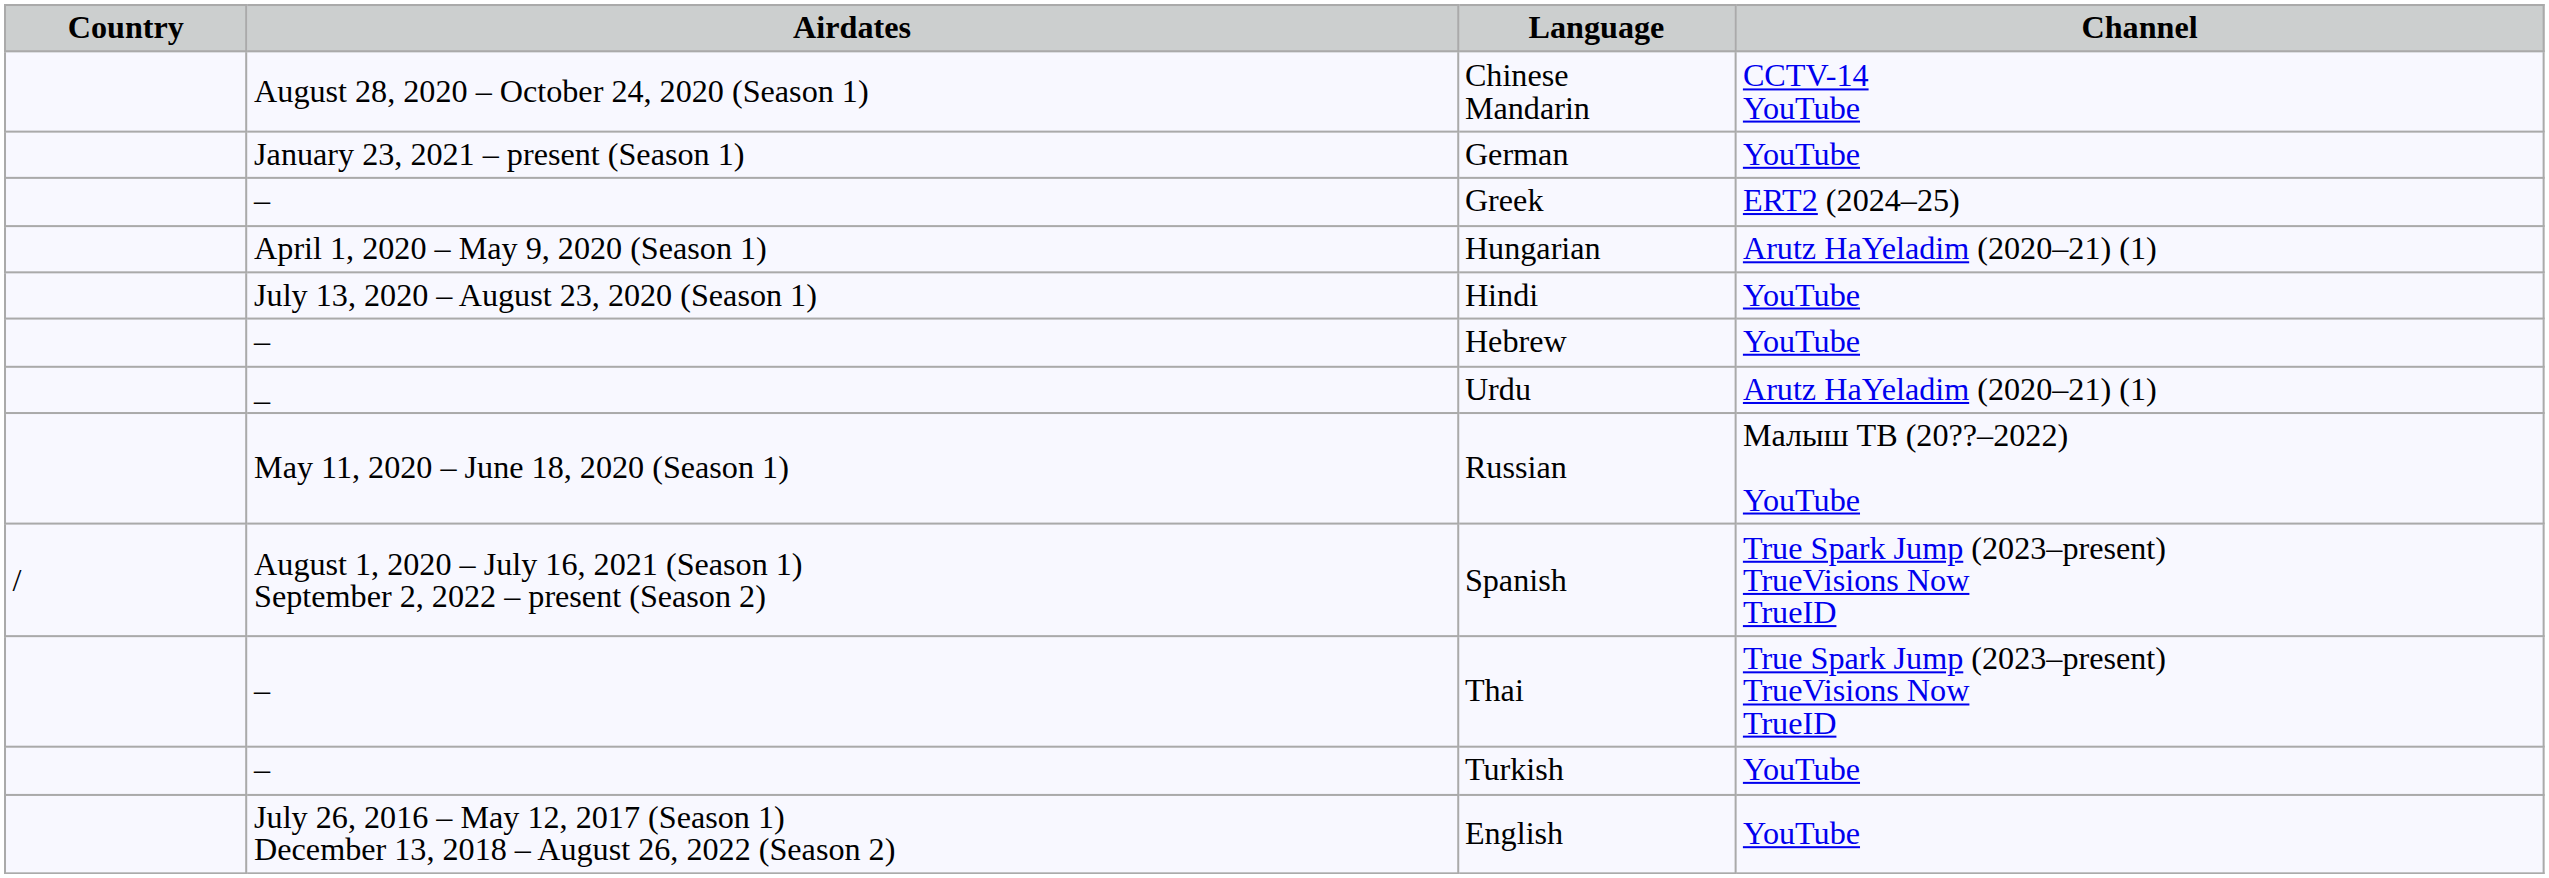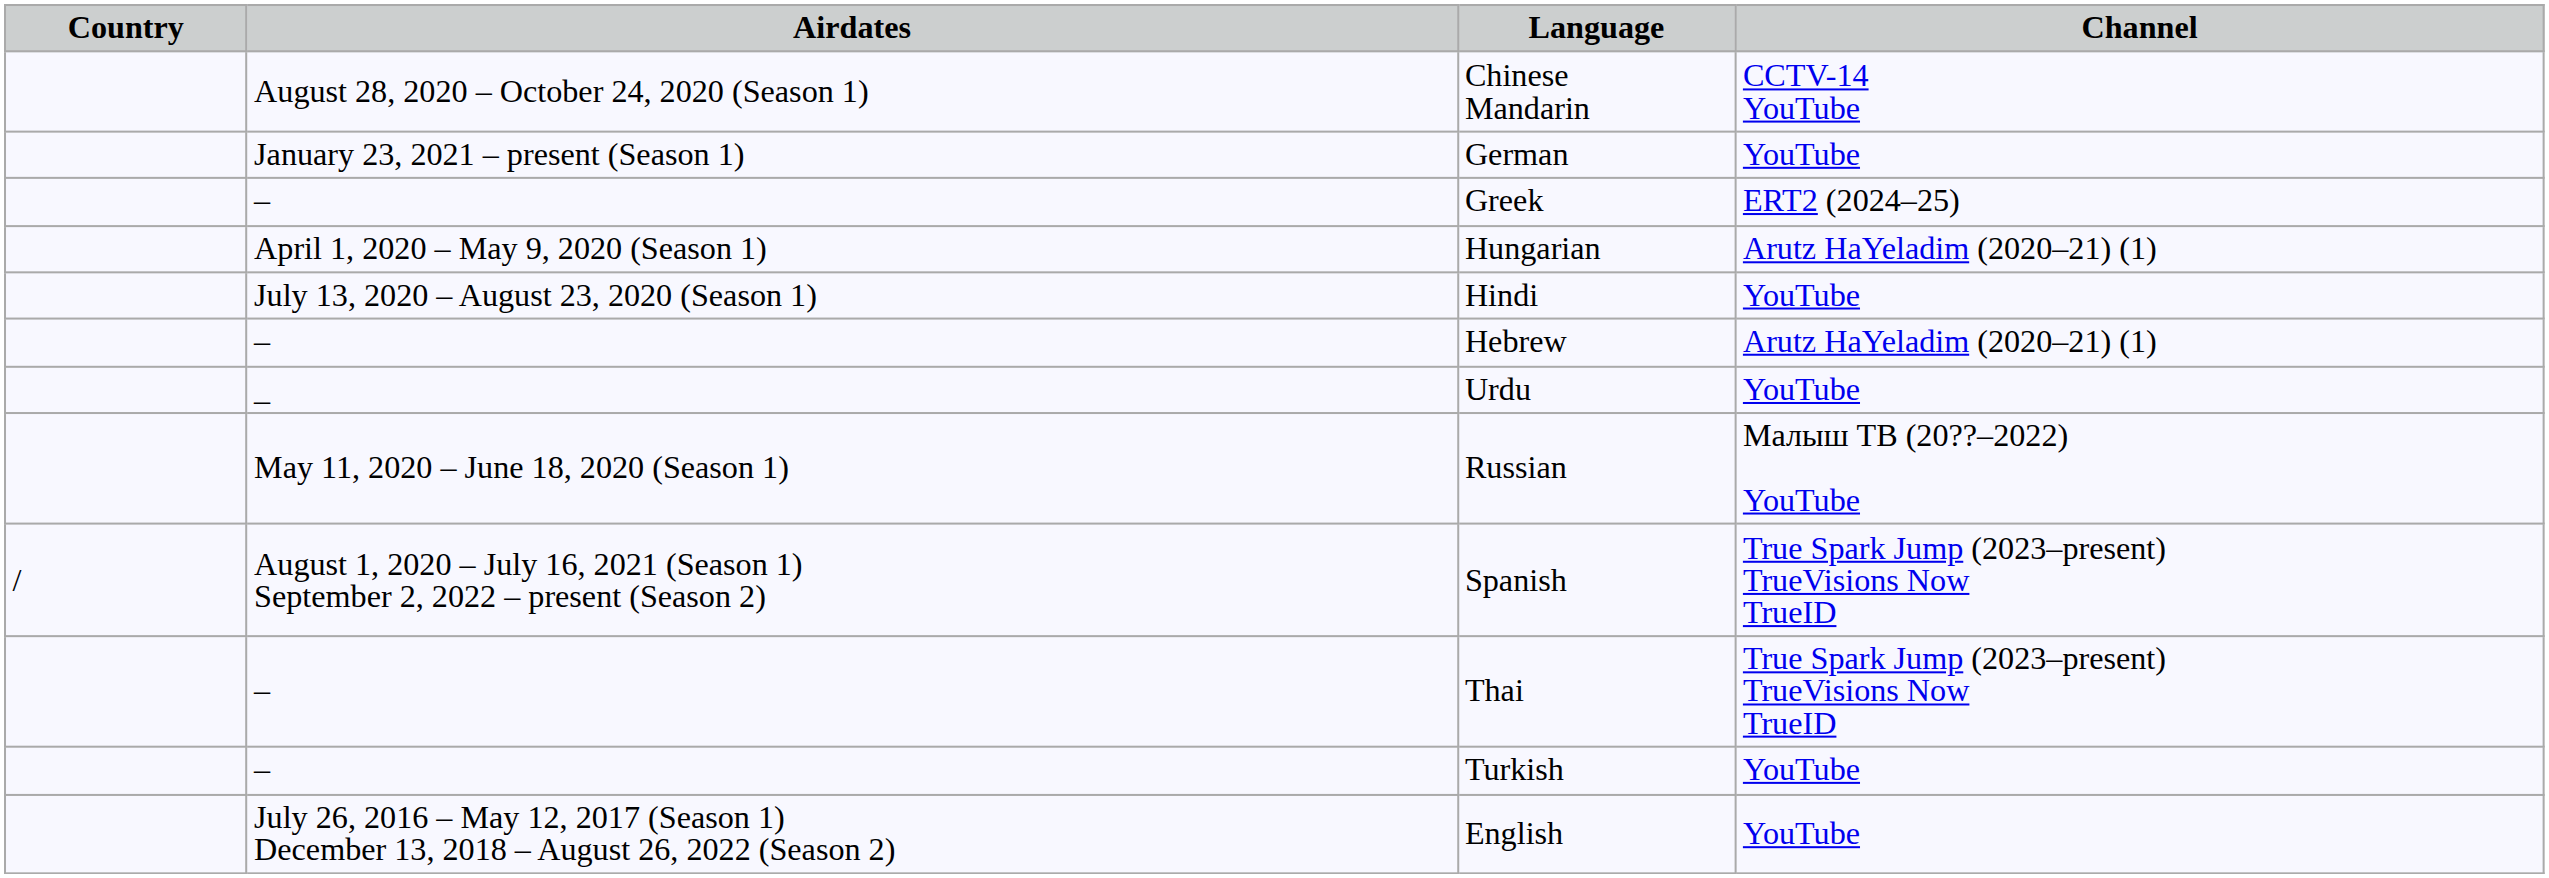(1801, 342) YouTube -> (1950, 342) Arutz HaYeladim (2020–21) (1)
(1950, 389) Arutz HaYeladim (2020–21) (1) -> (1801, 389) YouTube
